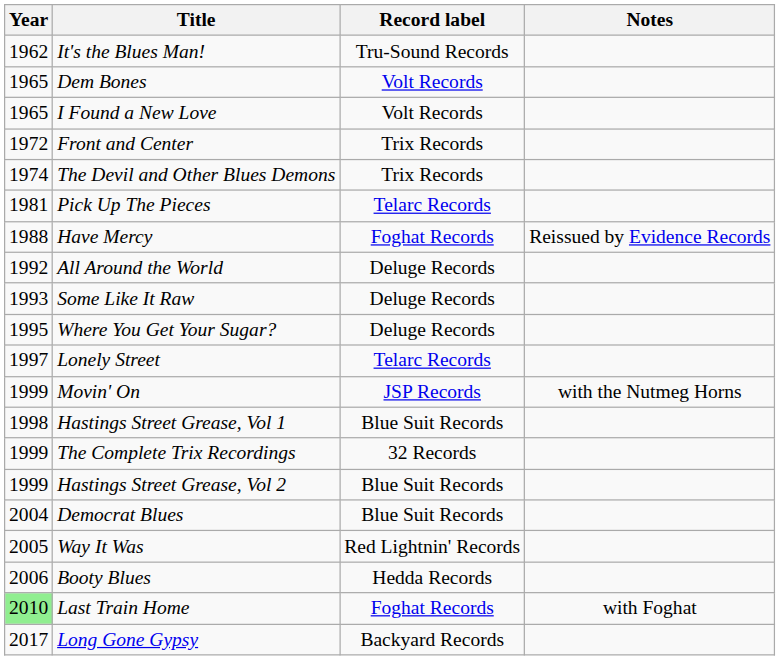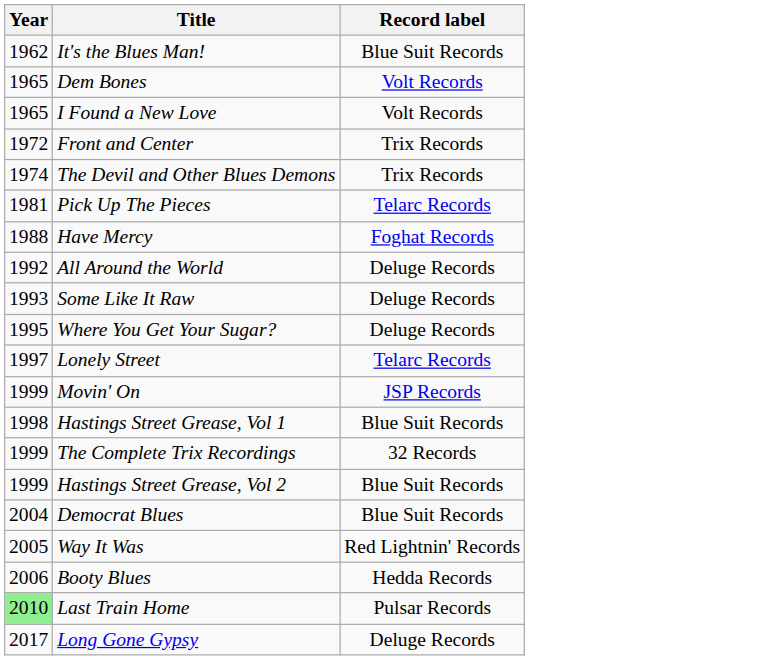- column: (650, 19)
(432, 50) Tru-Sound Records -> (432, 50) Blue Suit Records
(432, 608) Foghat Records -> (432, 608) Pulsar Records
(432, 639) Backyard Records -> (432, 639) Deluge Records
